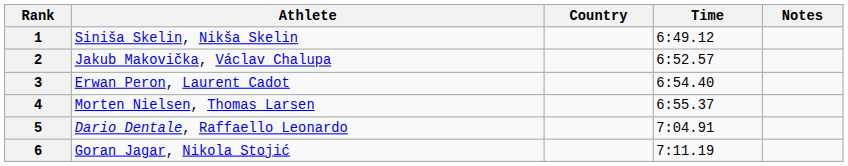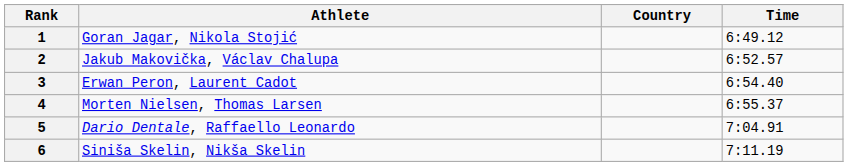- column: (802, 16)
(186, 38) Siniša Skelin, Nikša Skelin -> (190, 38) Goran Jagar, Nikola Stojić
(182, 151) Goran Jagar, Nikola Stojić -> (194, 151) Siniša Skelin, Nikša Skelin
